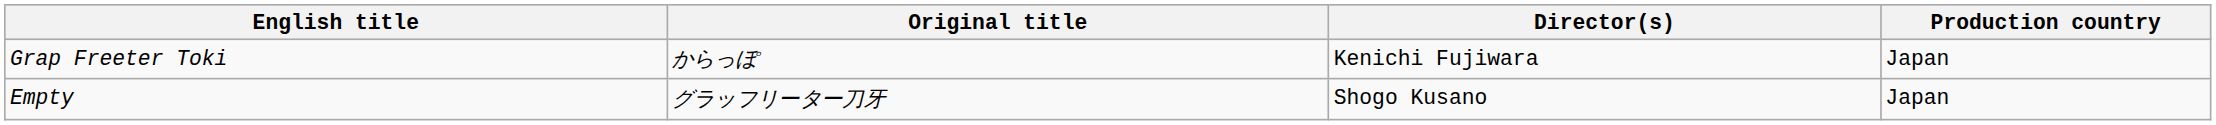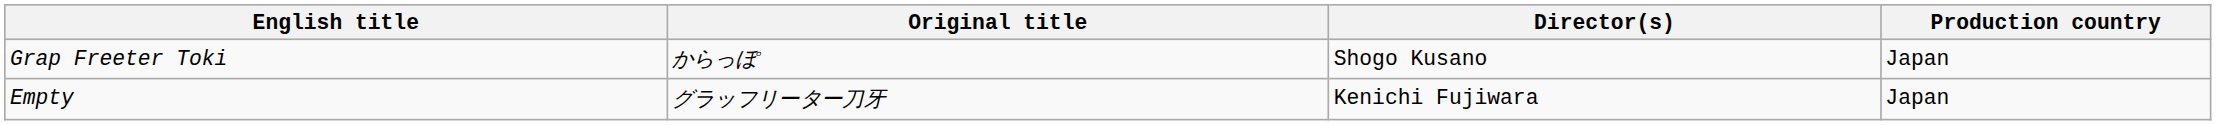(1436, 59) Kenichi Fujiwara -> (1411, 59) Shogo Kusano
(1411, 99) Shogo Kusano -> (1436, 99) Kenichi Fujiwara
